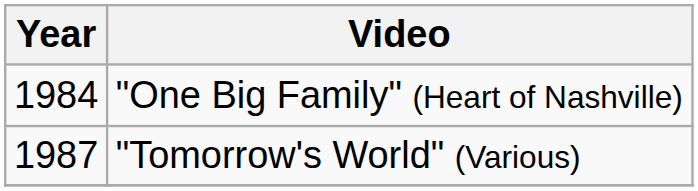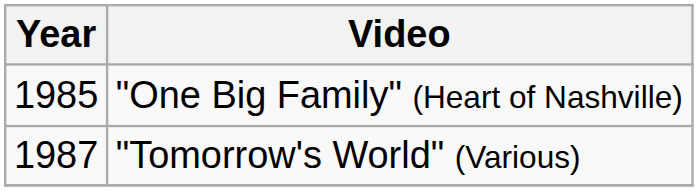(56, 94) 1984 -> (56, 94) 1985
